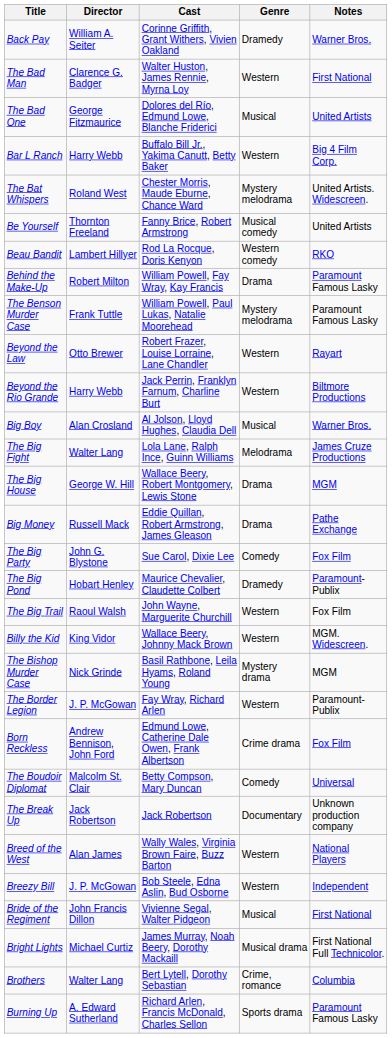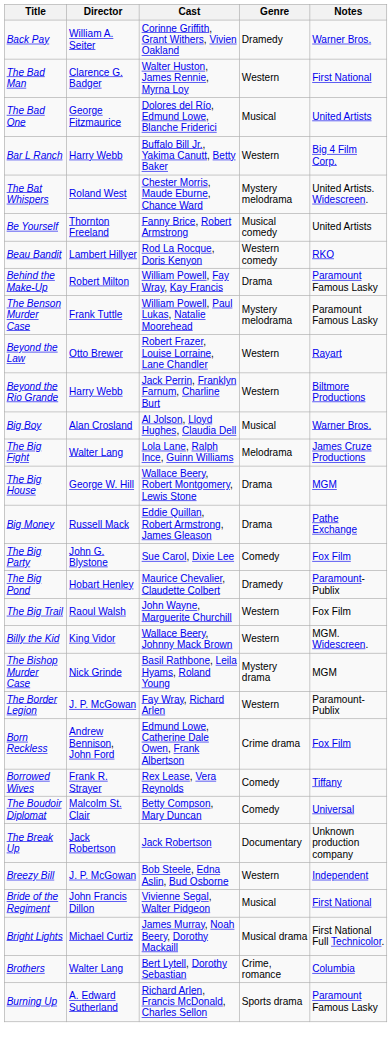+ row: (28, 782)
- row: (34, 854)
